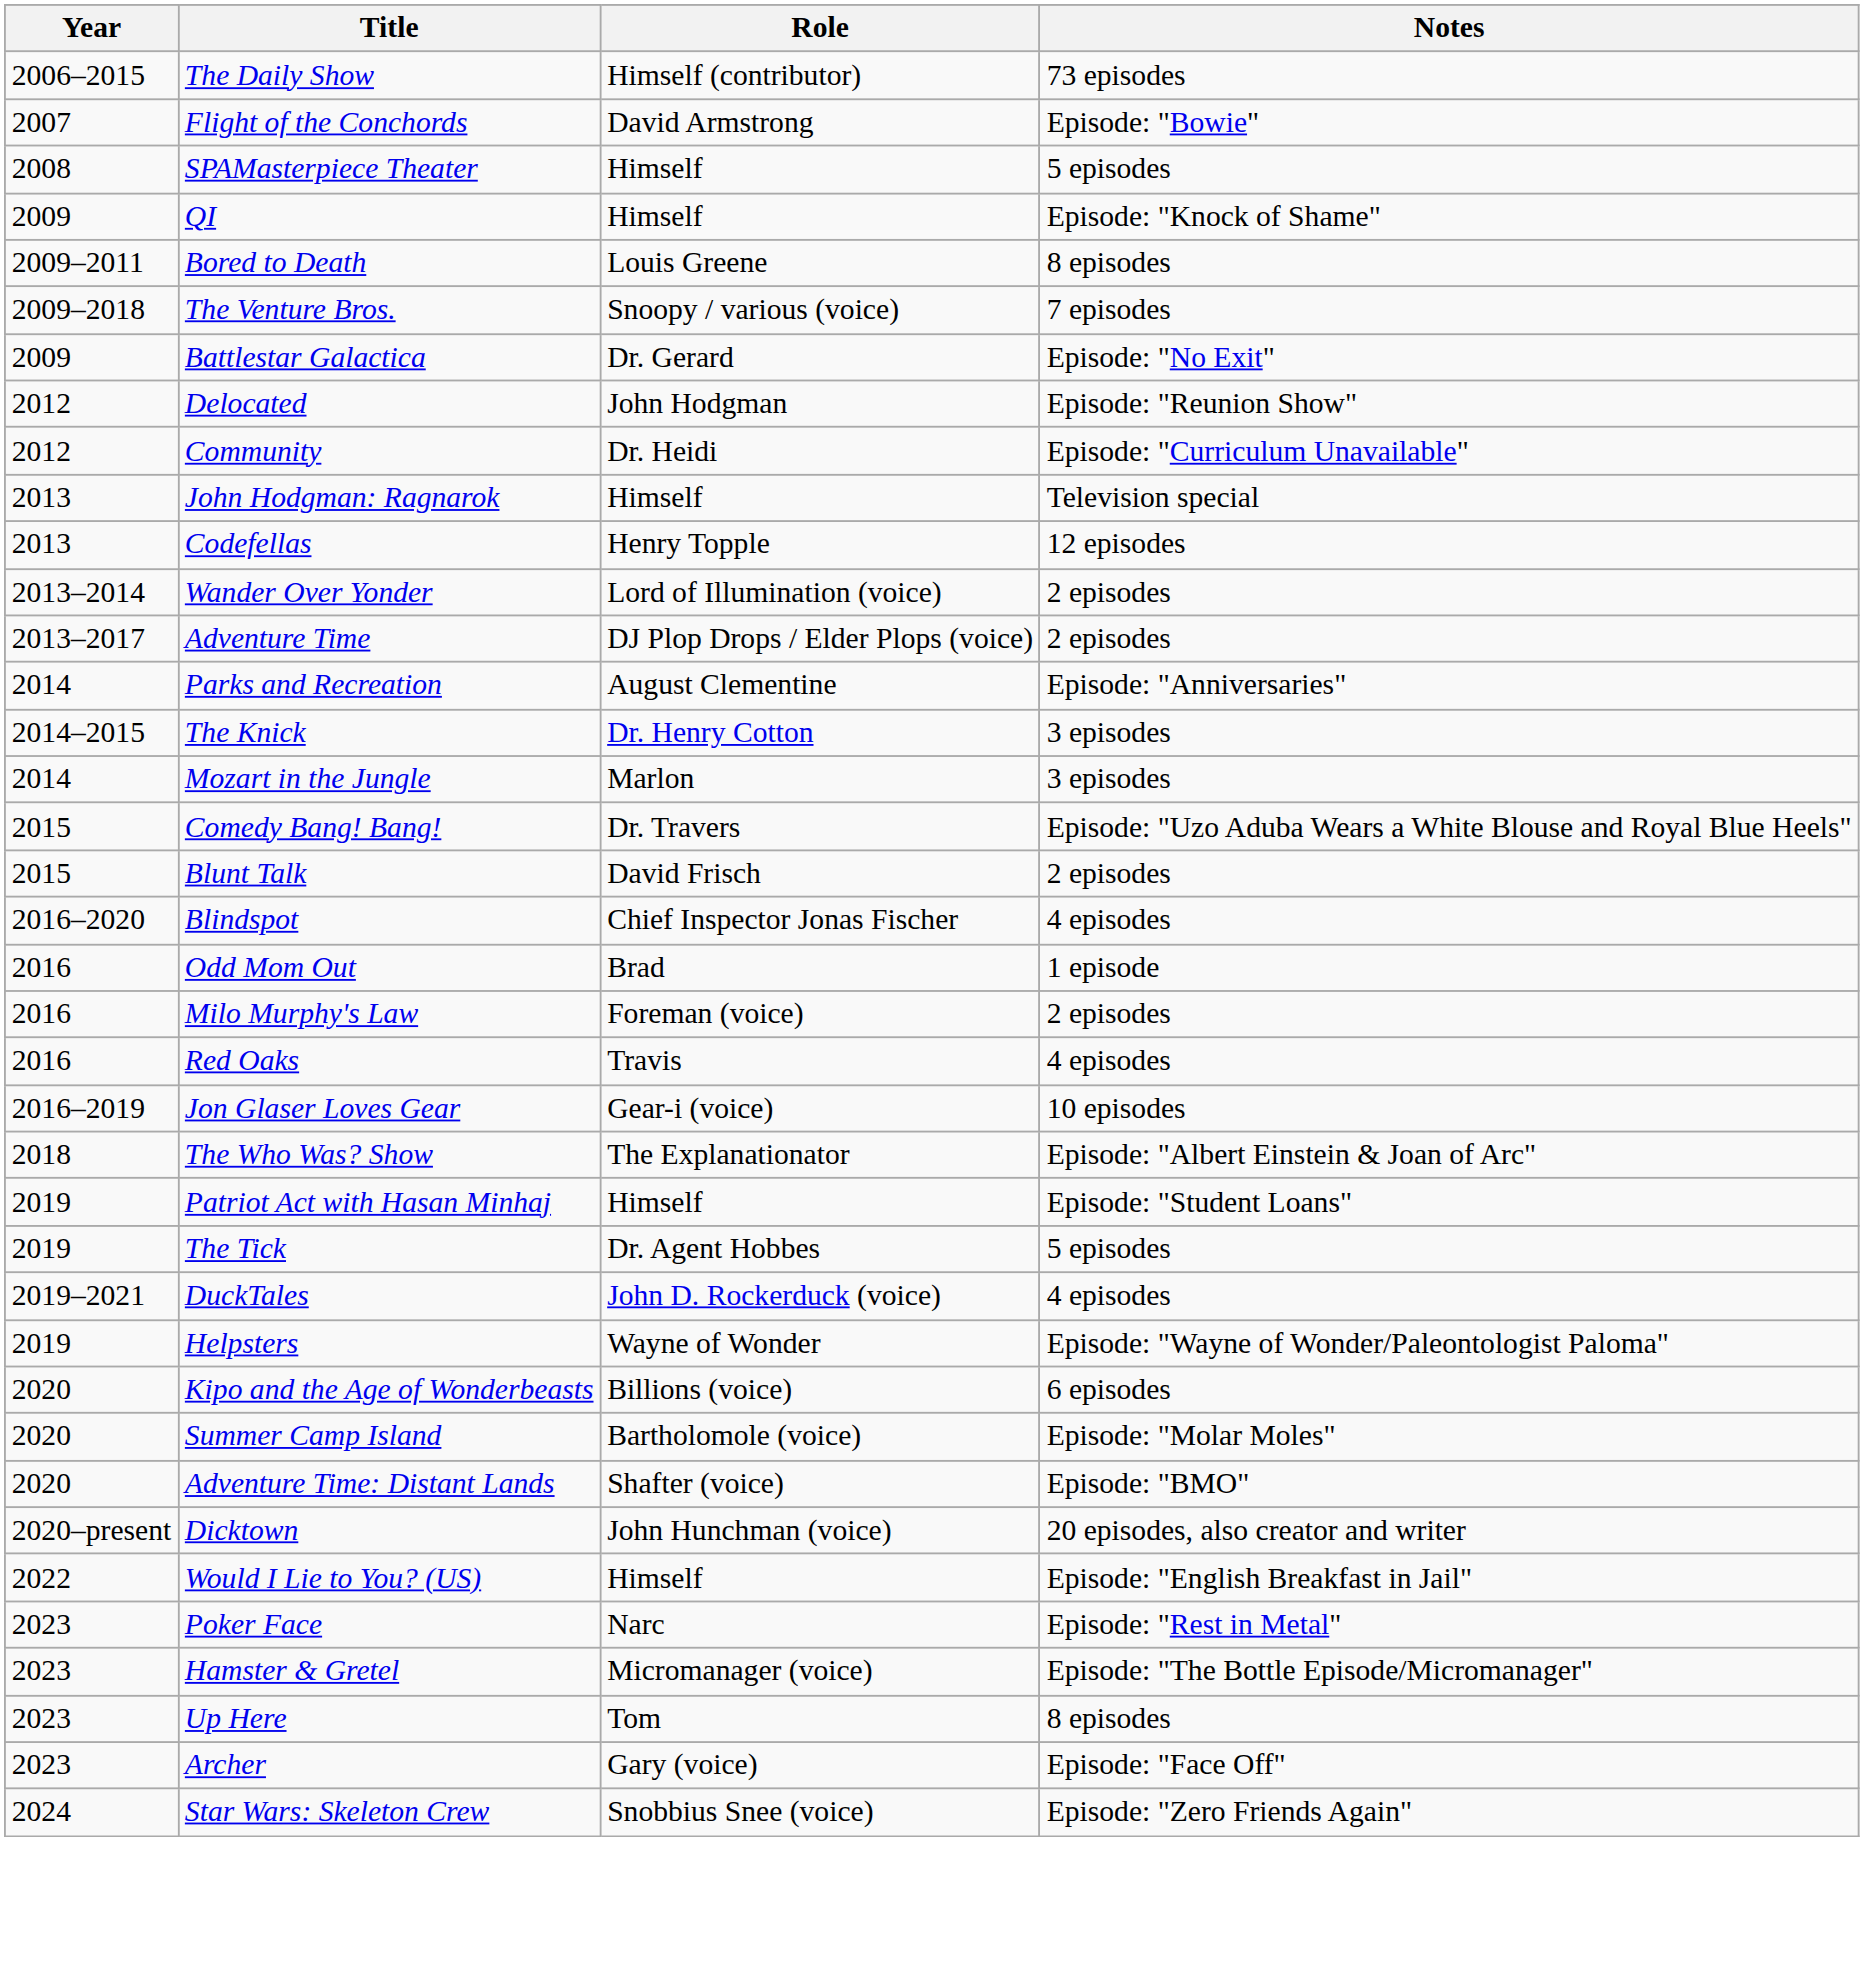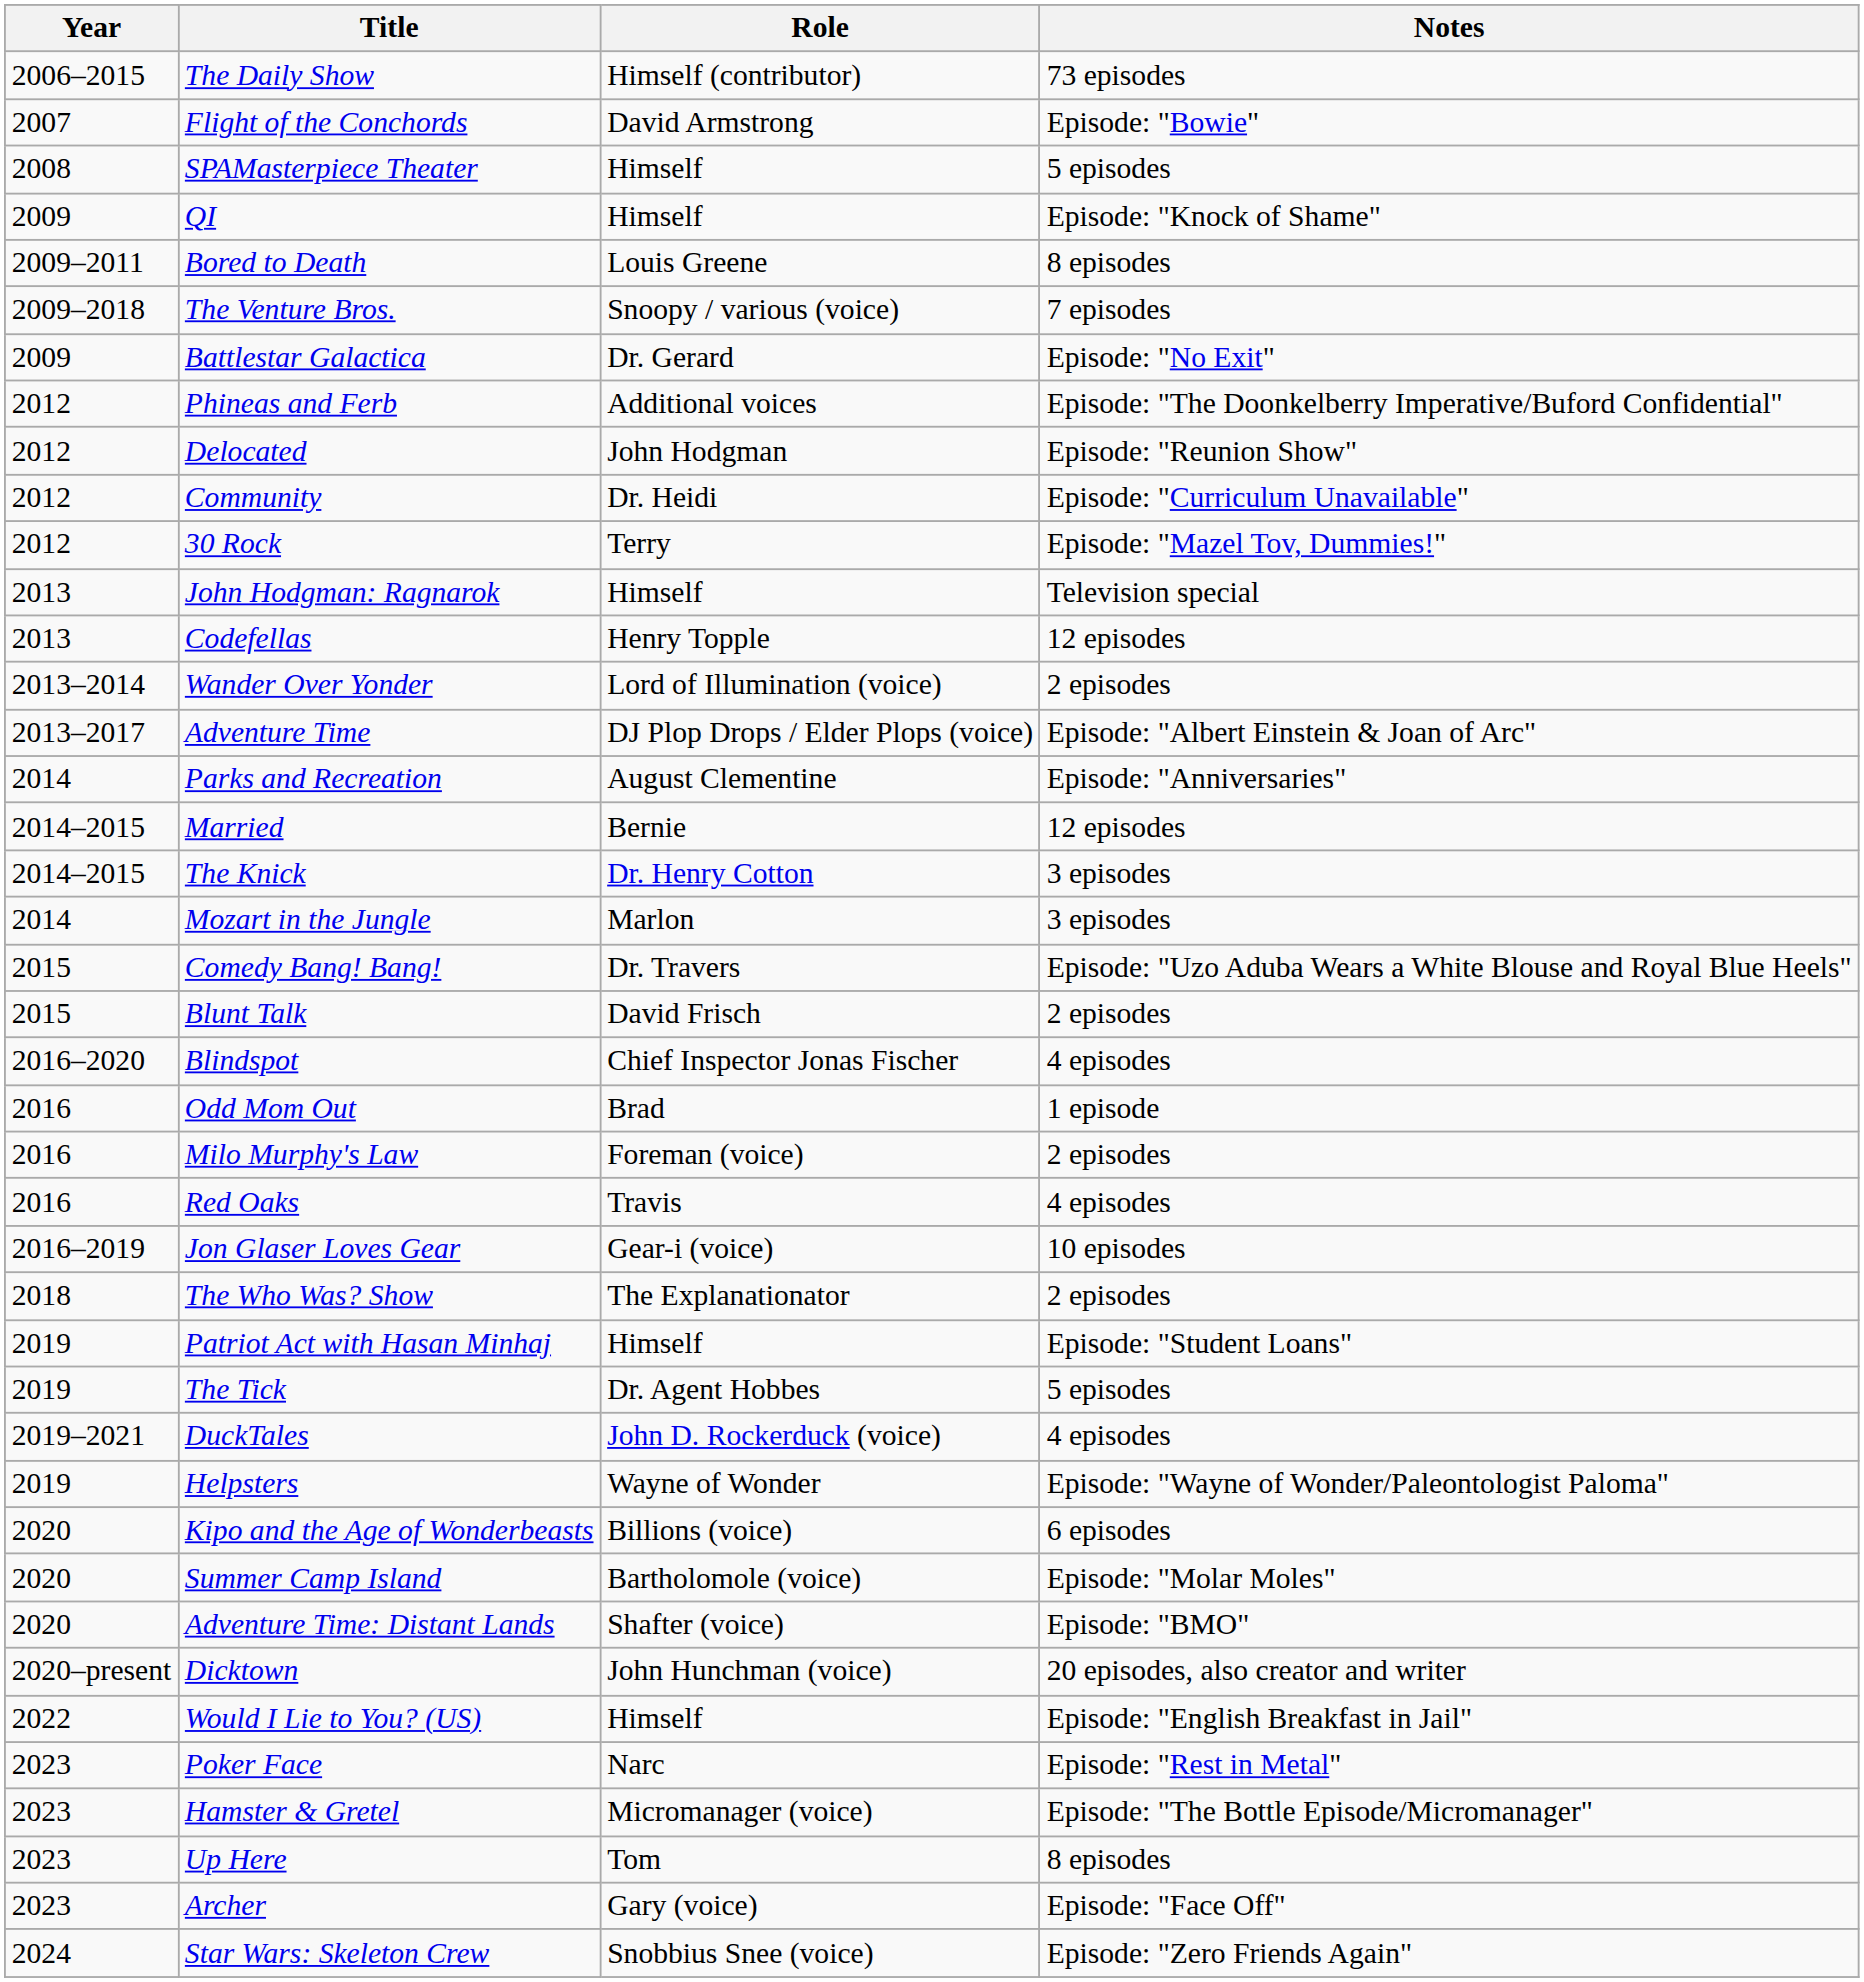+ row: (291, 403)
+ row: (233, 544)
(1109, 638) 2 episodes -> (1291, 732) Episode: "Albert Einstein & Joan of Arc"
+ row: (234, 826)
(1291, 1154) Episode: "Albert Einstein & Joan of Arc" -> (1109, 1295) 2 episodes
